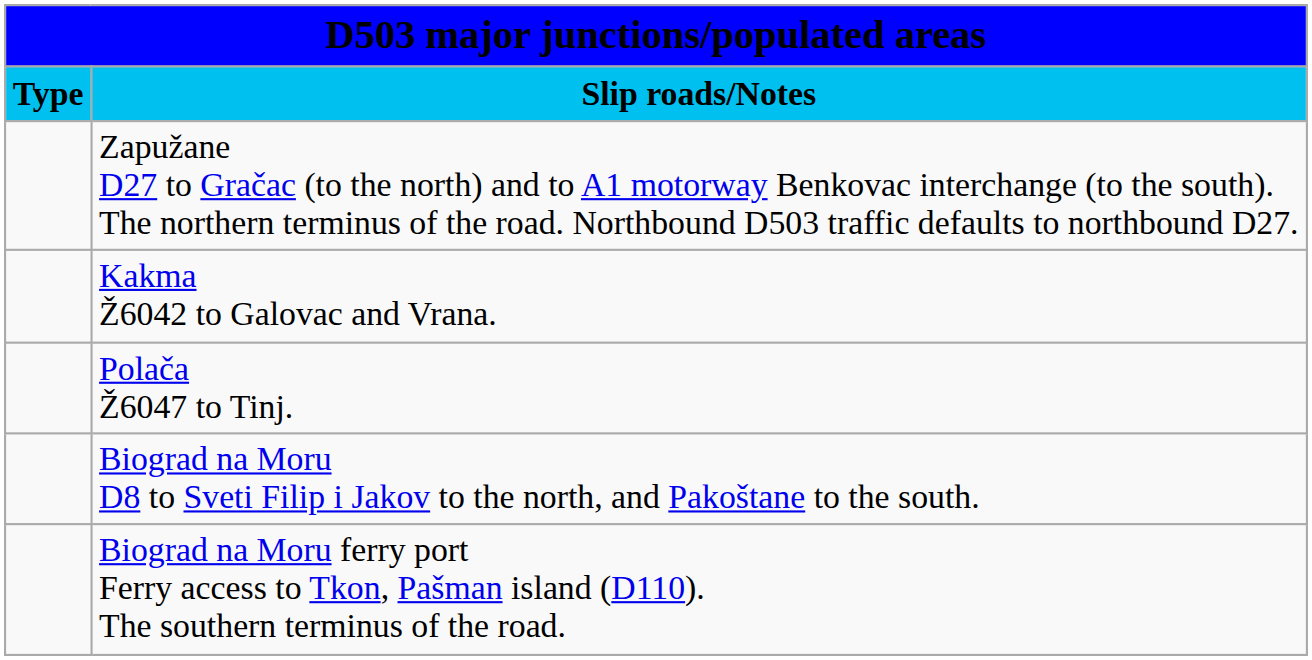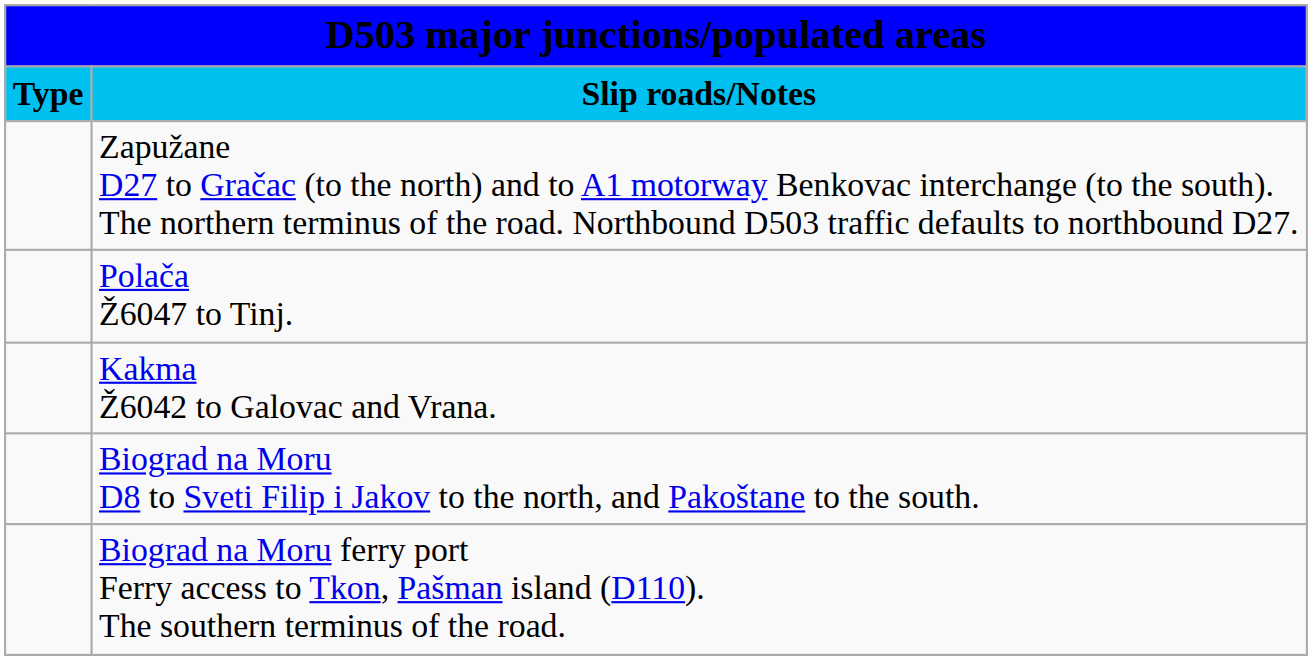rows swapped: (196, 386) <-> (298, 295)
